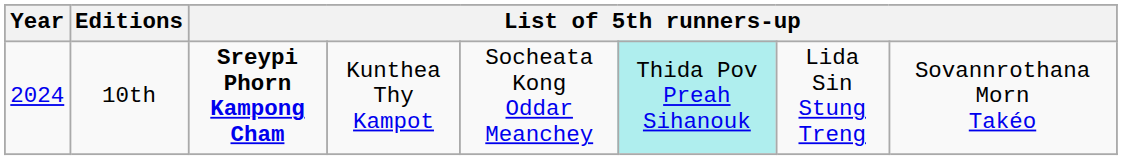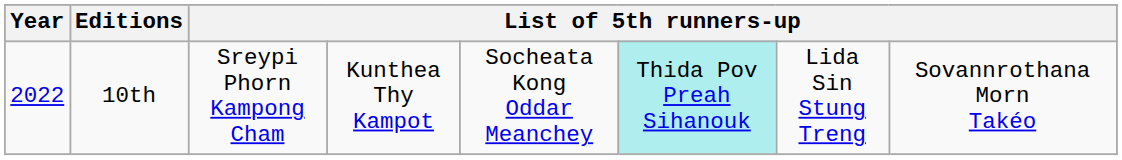(37, 98) 2024 -> (37, 98) 2022
(257, 98) bold -> (257, 98) normal
